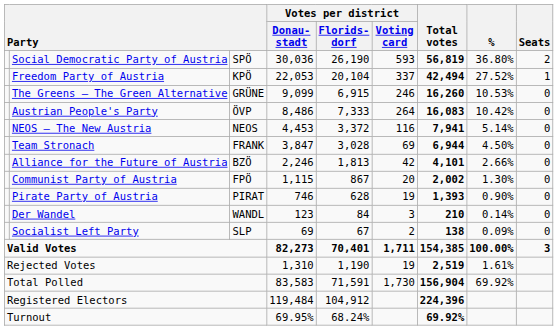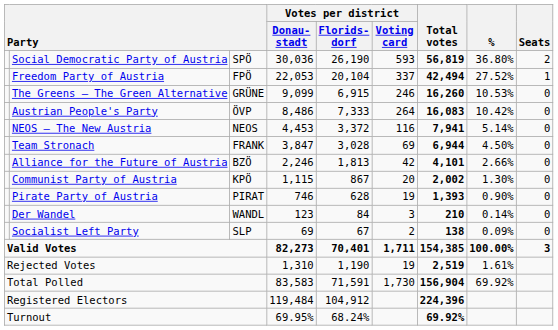(242, 77) KPÖ -> (242, 77) FPÖ
(242, 180) FPÖ -> (242, 180) KPÖ
